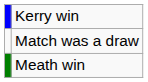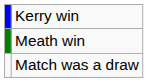rows swapped: (50, 65) <-> (77, 41)
